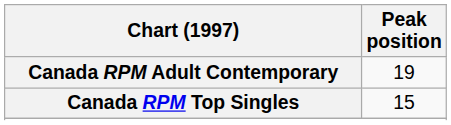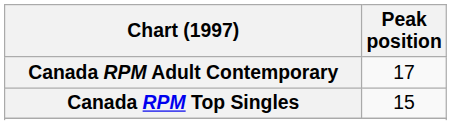(404, 72) 19 -> (404, 72) 17
